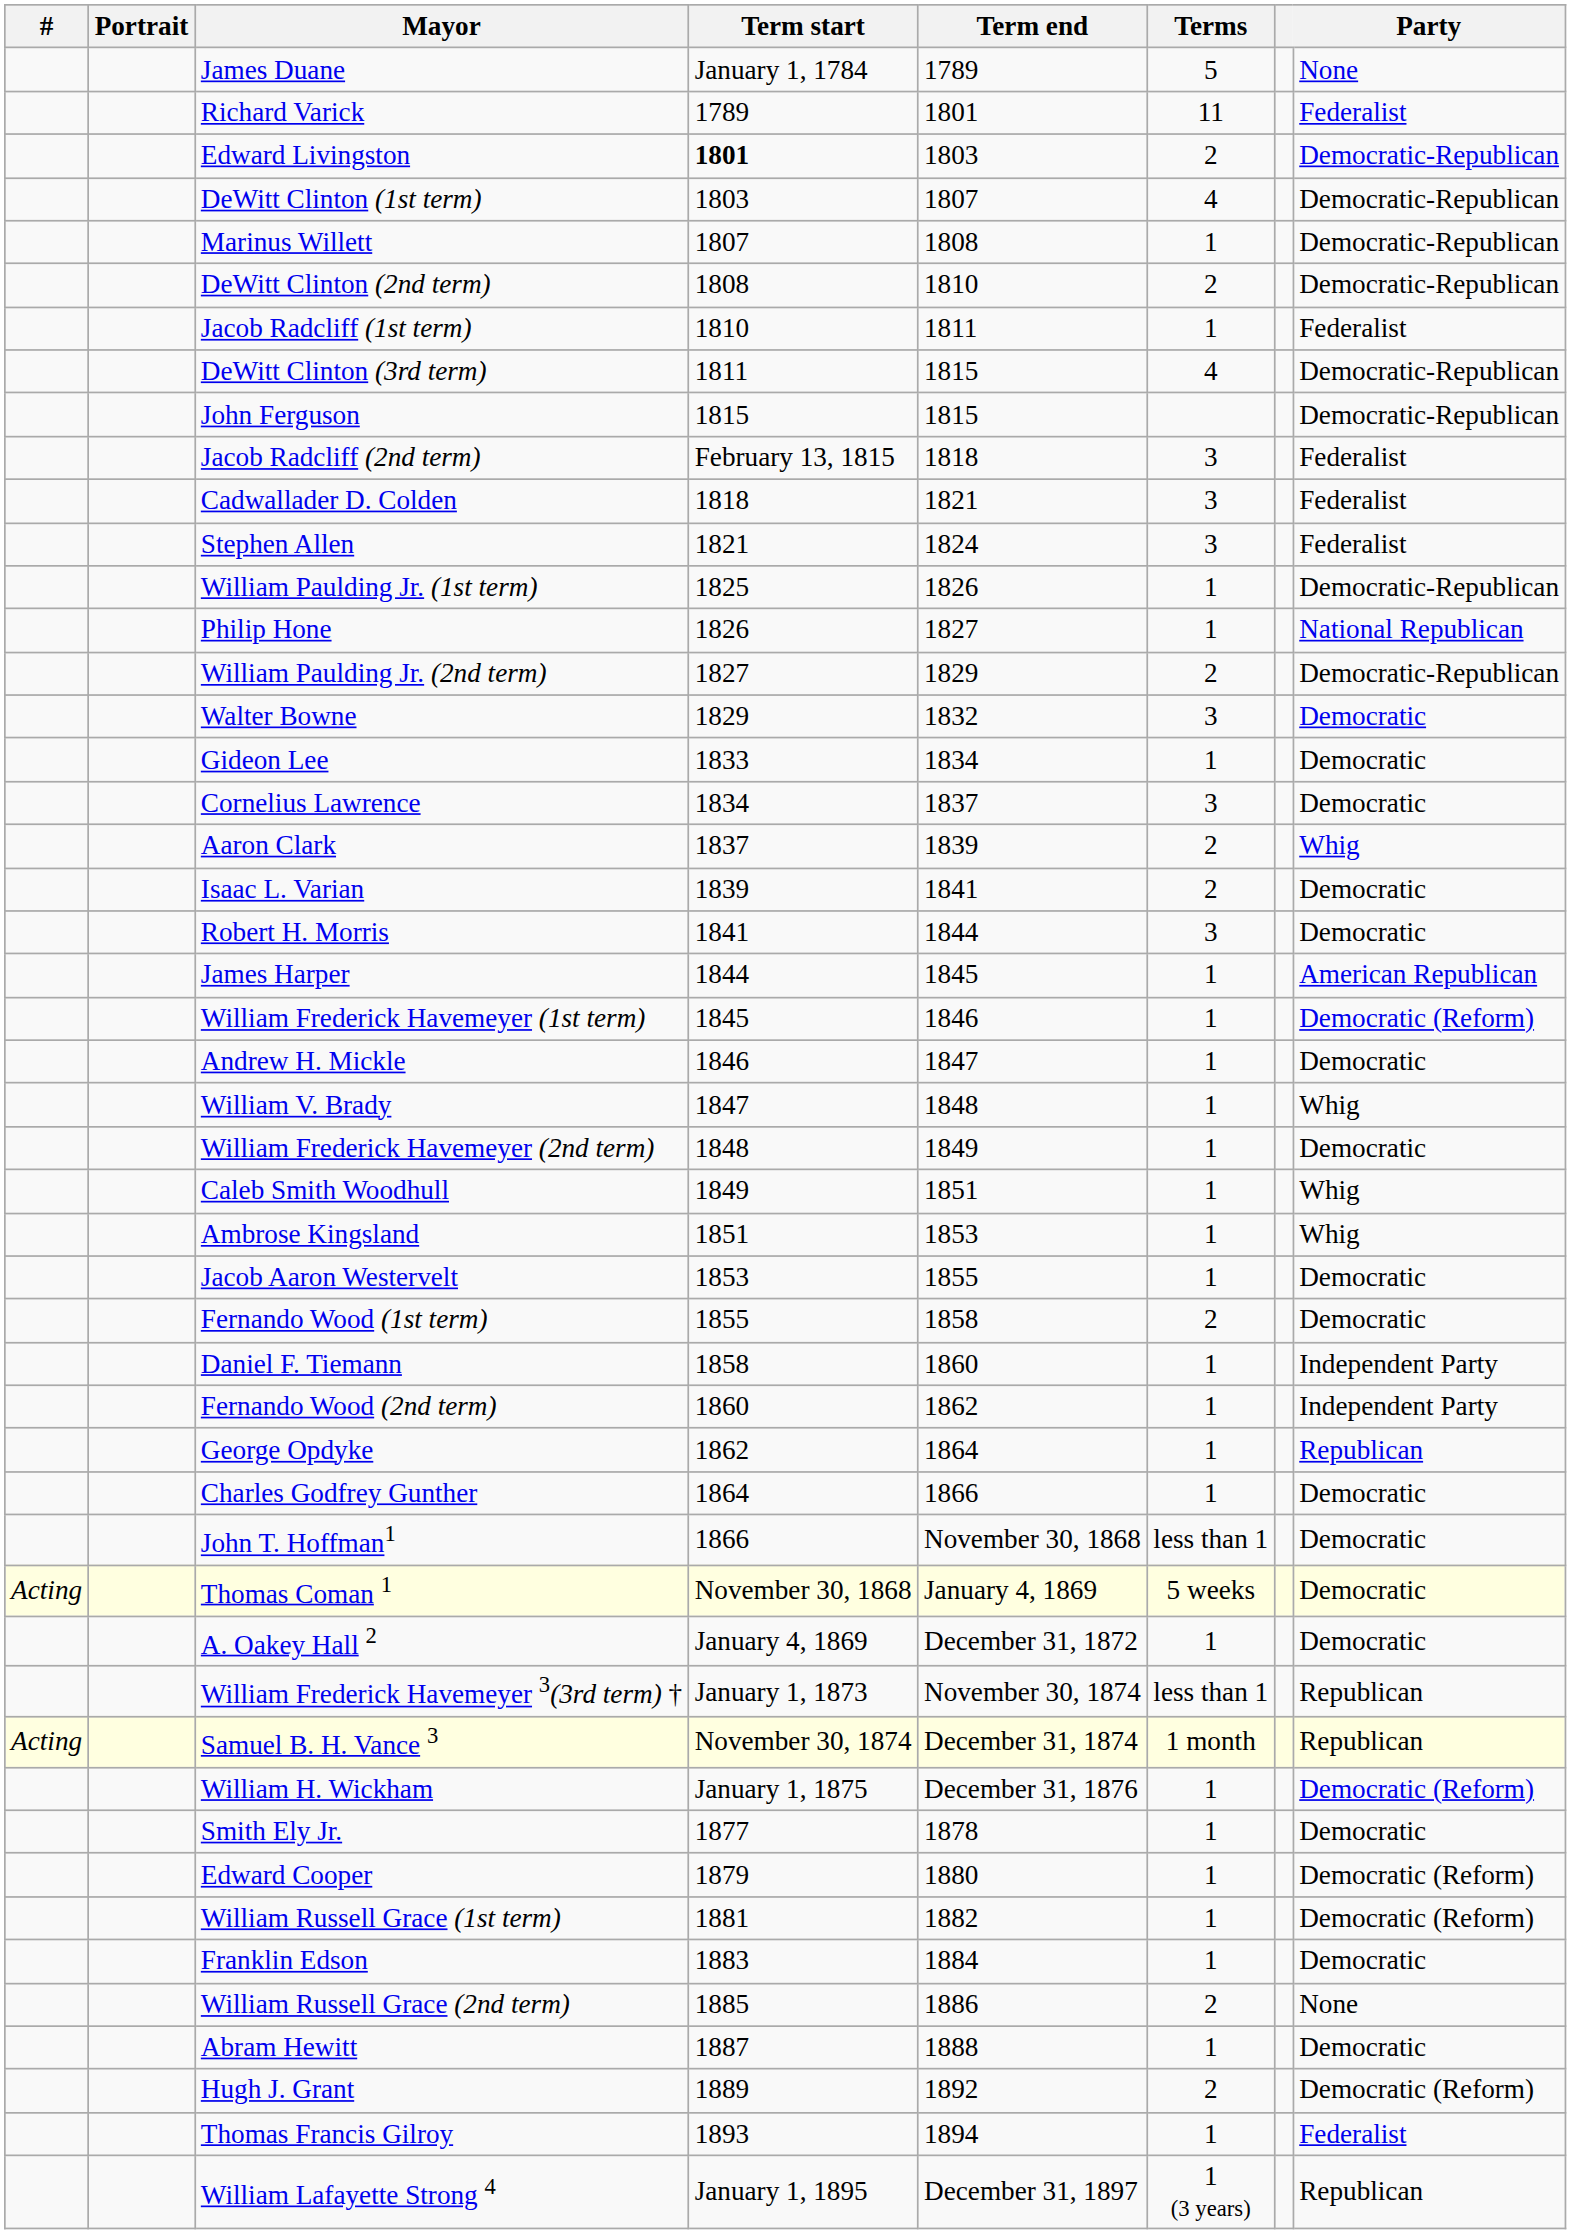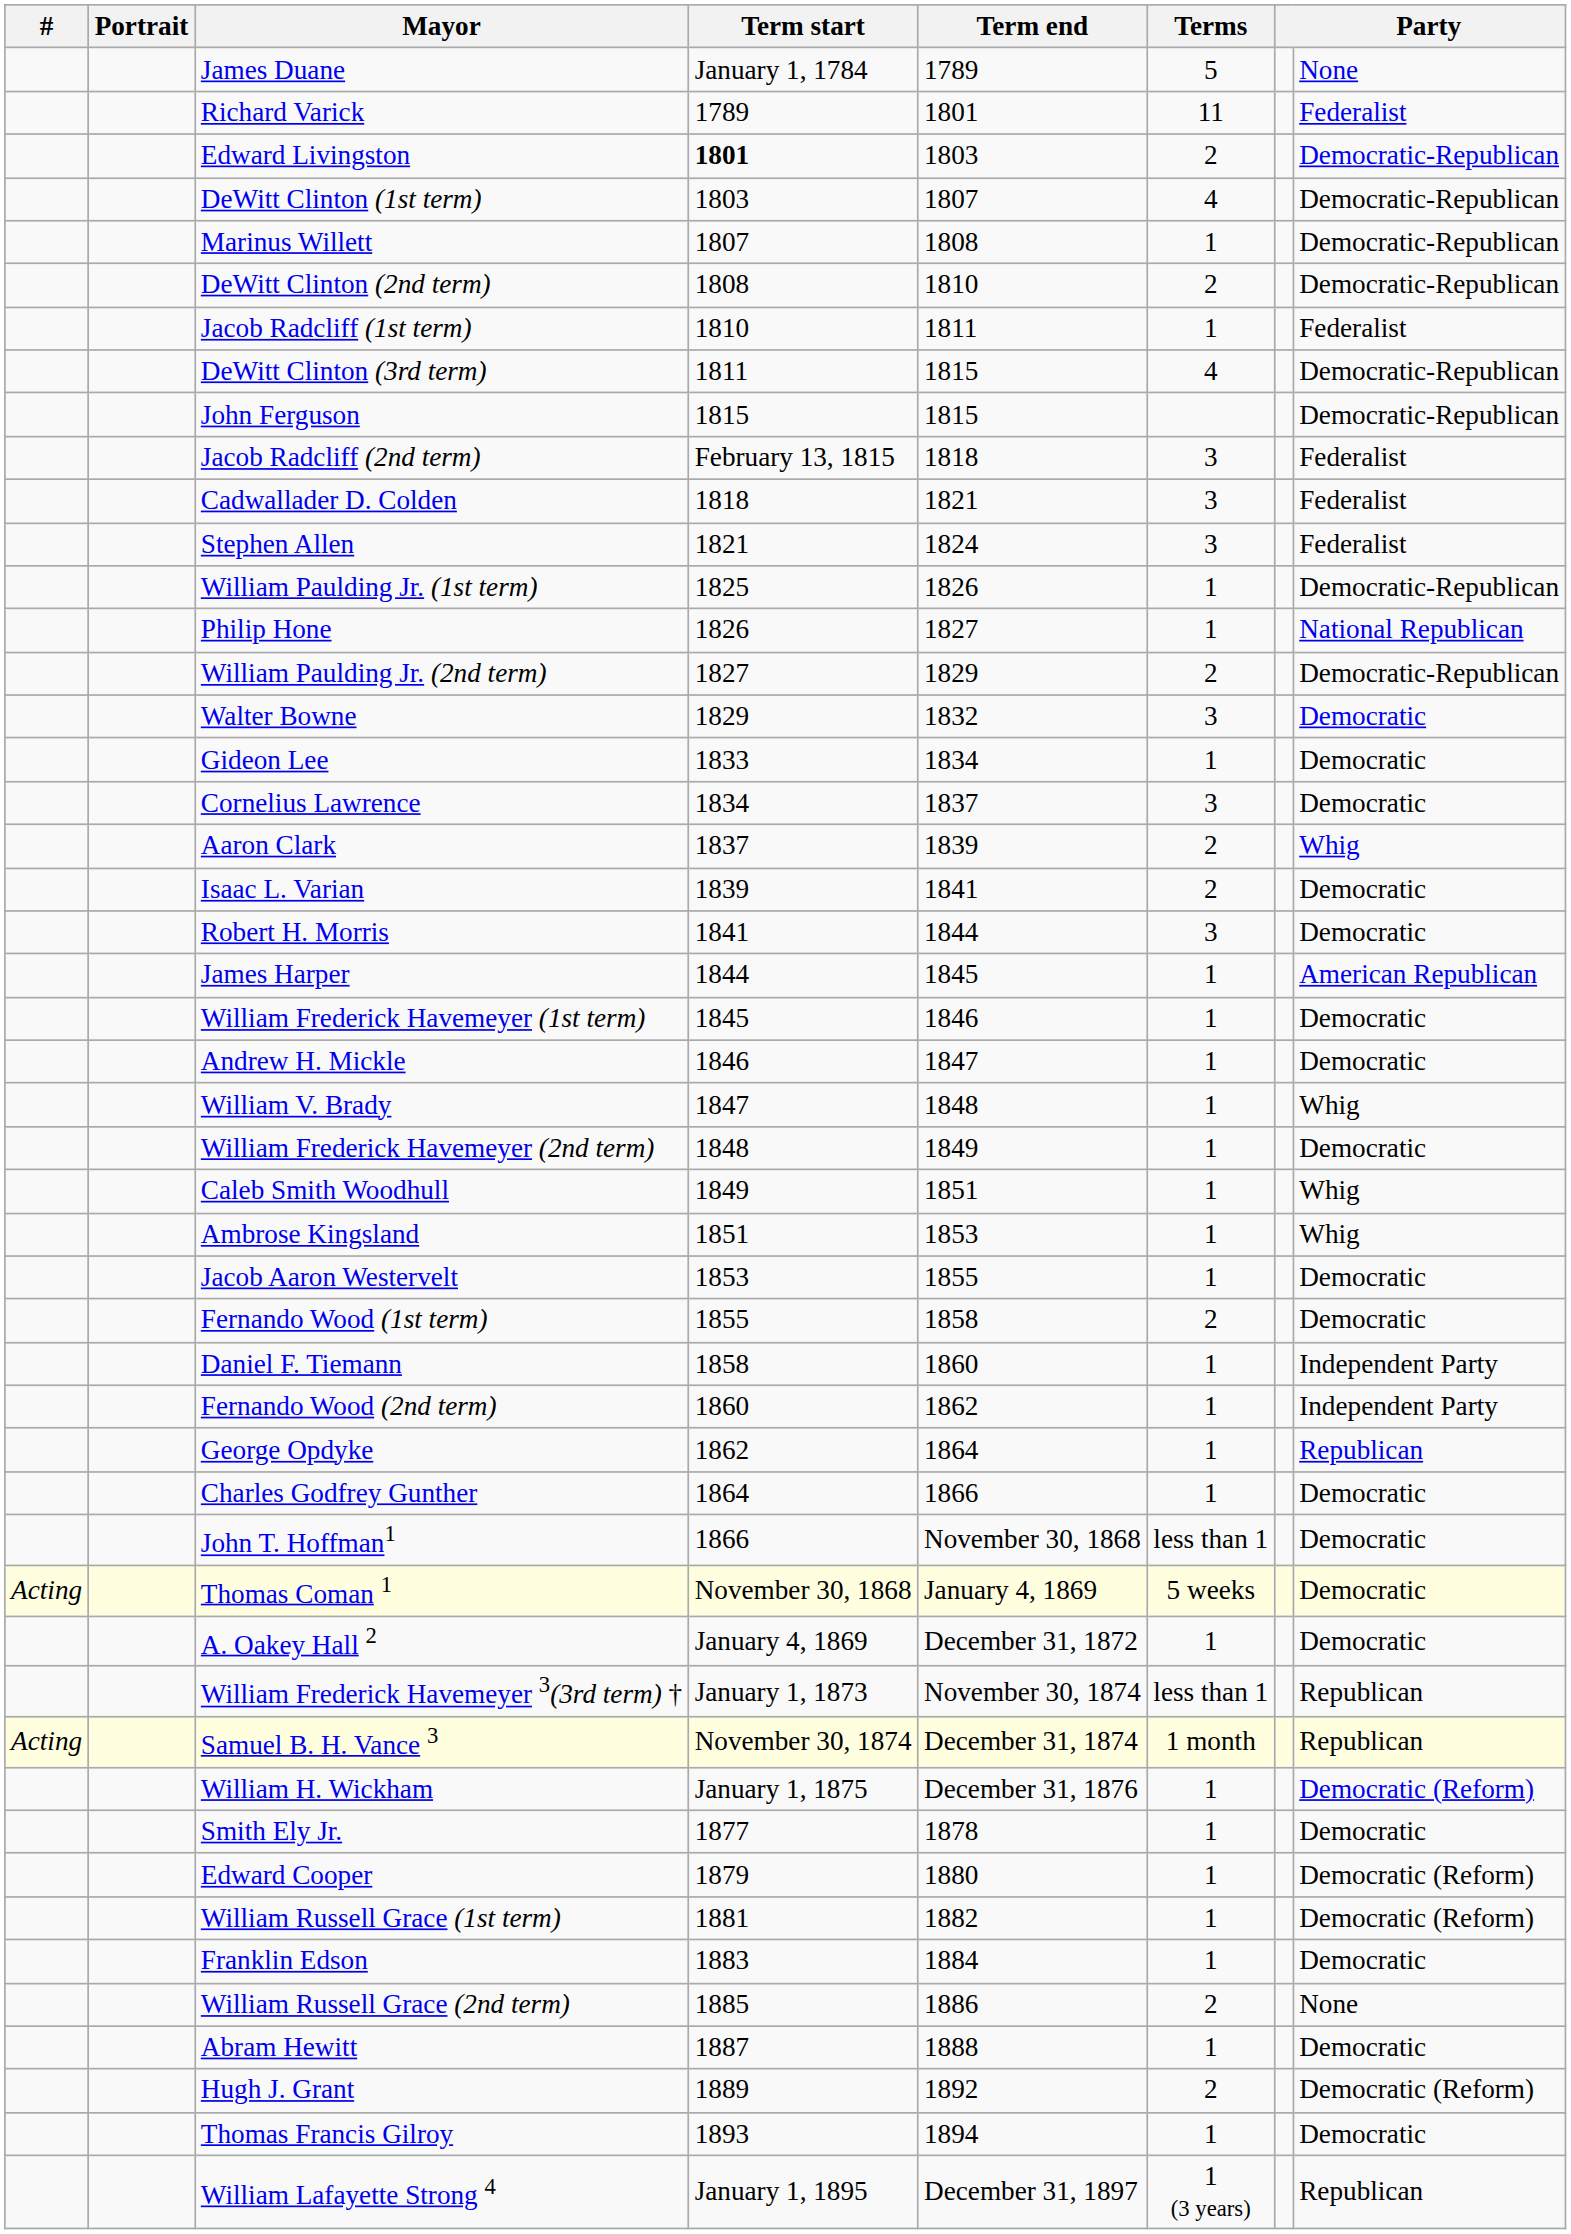(1417, 1018) Democratic (Reform) -> (1363, 1018) Democratic
(1353, 2133) Federalist -> (1363, 2133) Democratic
